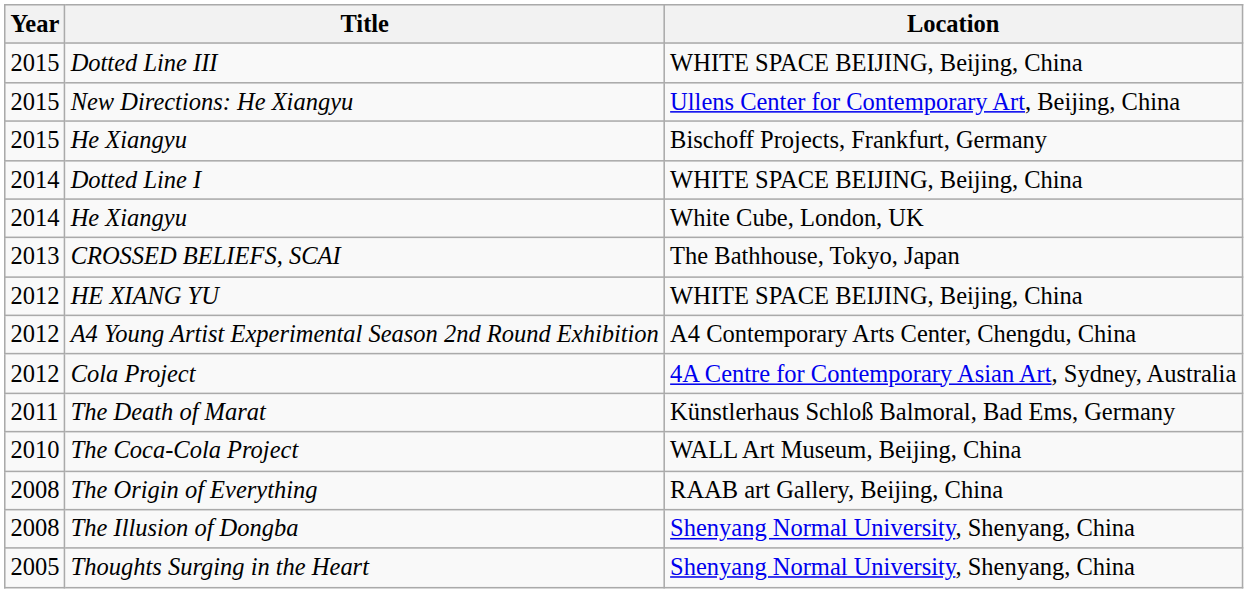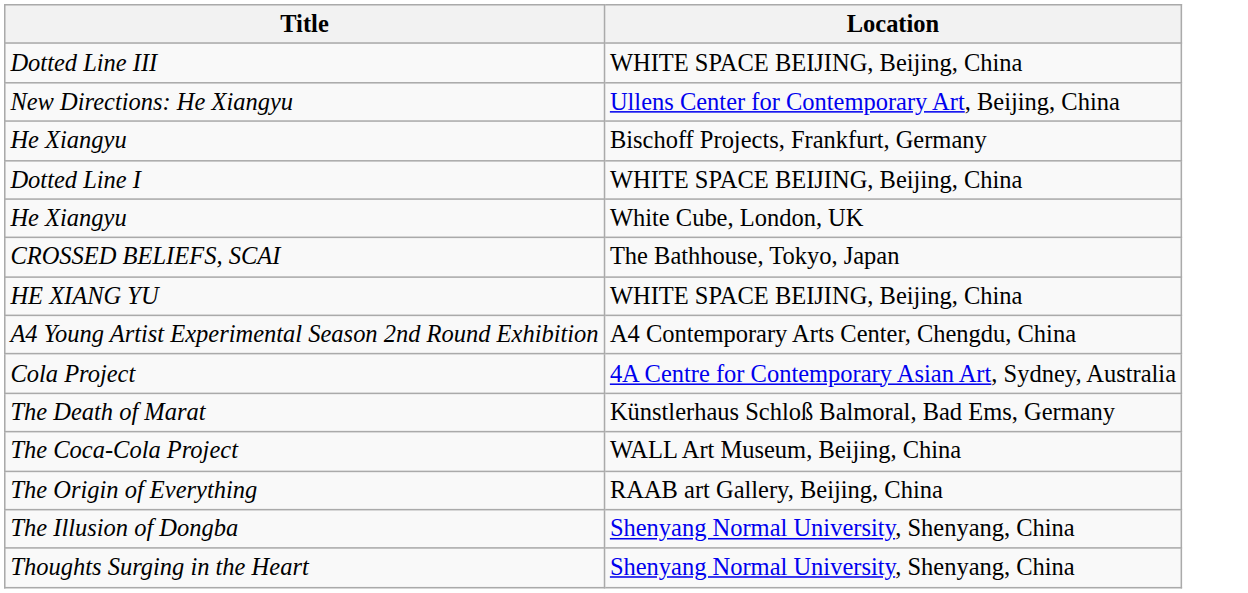- column: (35, 23)
